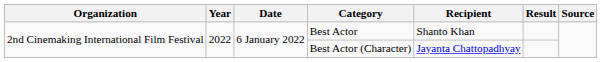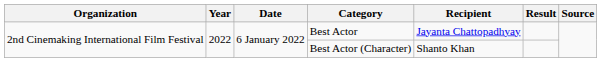(445, 31) Shanto Khan -> (468, 31) Jayanta Chattopadhyay
(468, 48) Jayanta Chattopadhyay -> (445, 48) Shanto Khan
